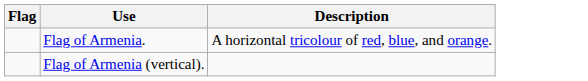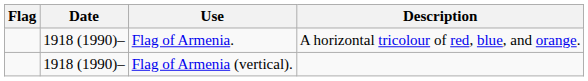+ column: (84, 16)
